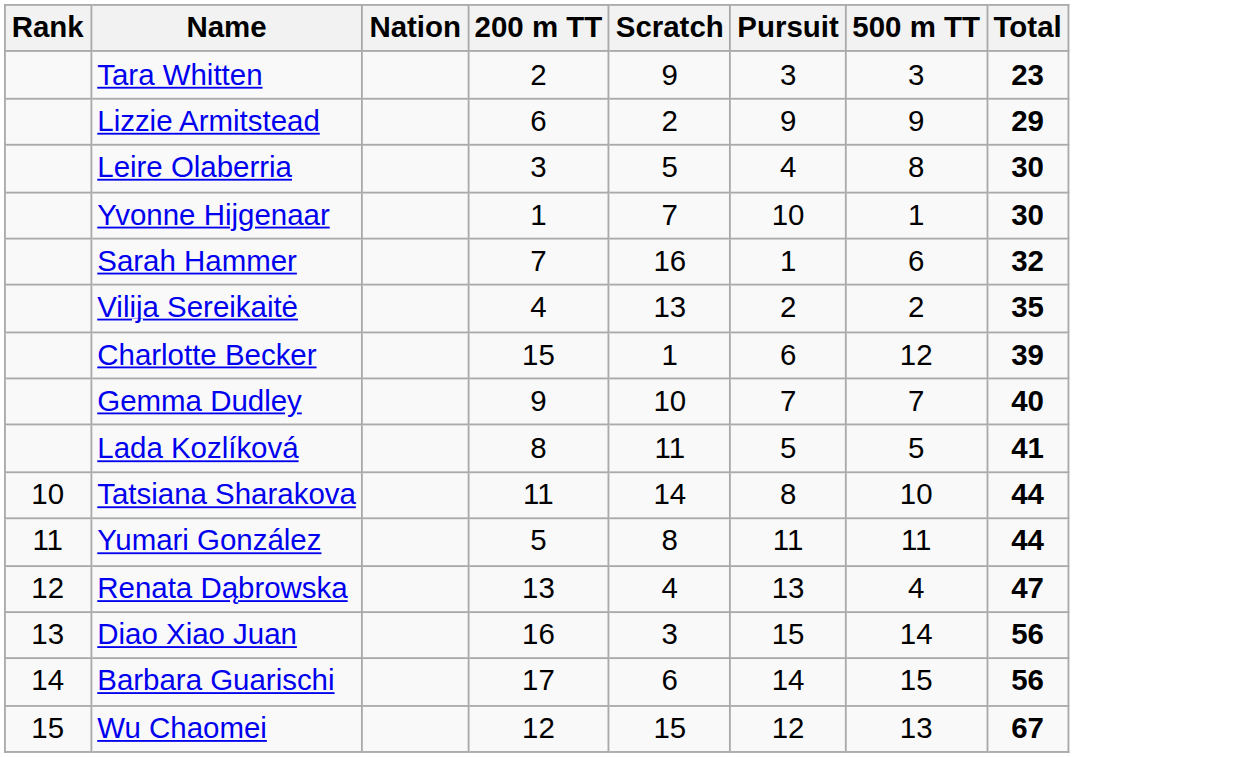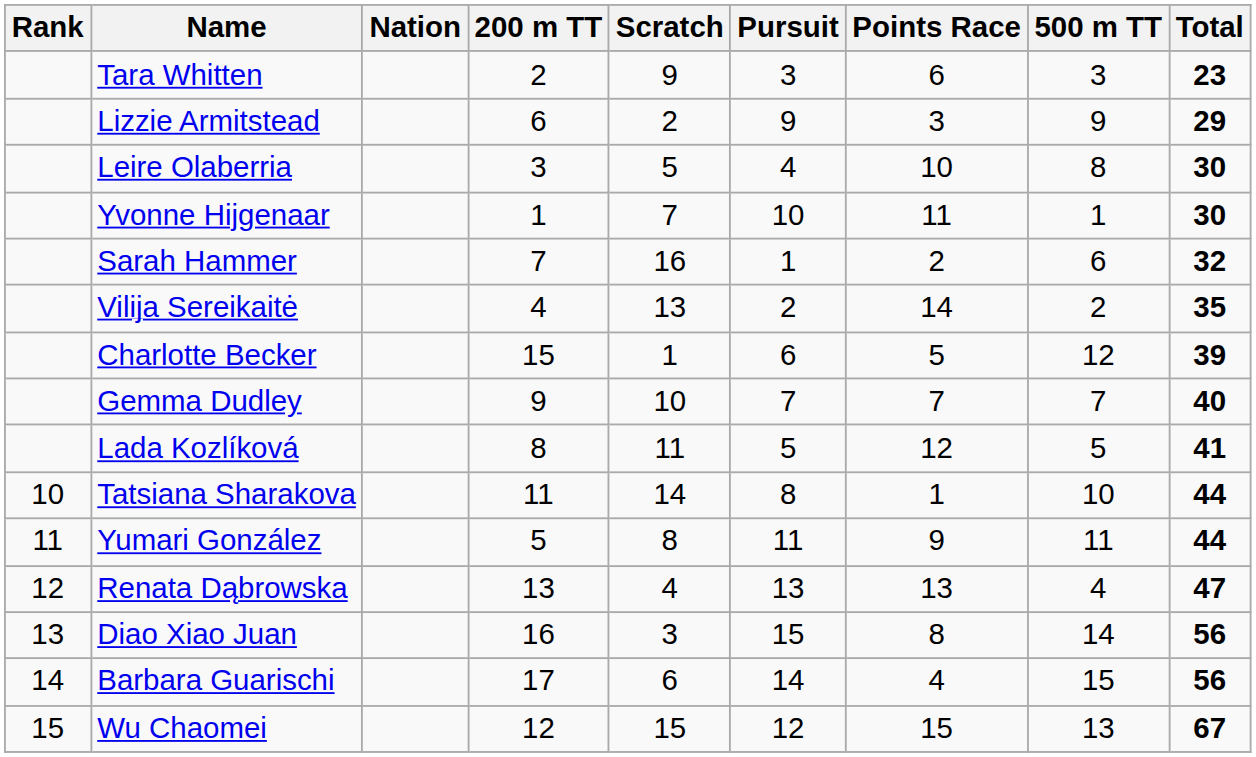+ column: (937, 27)
